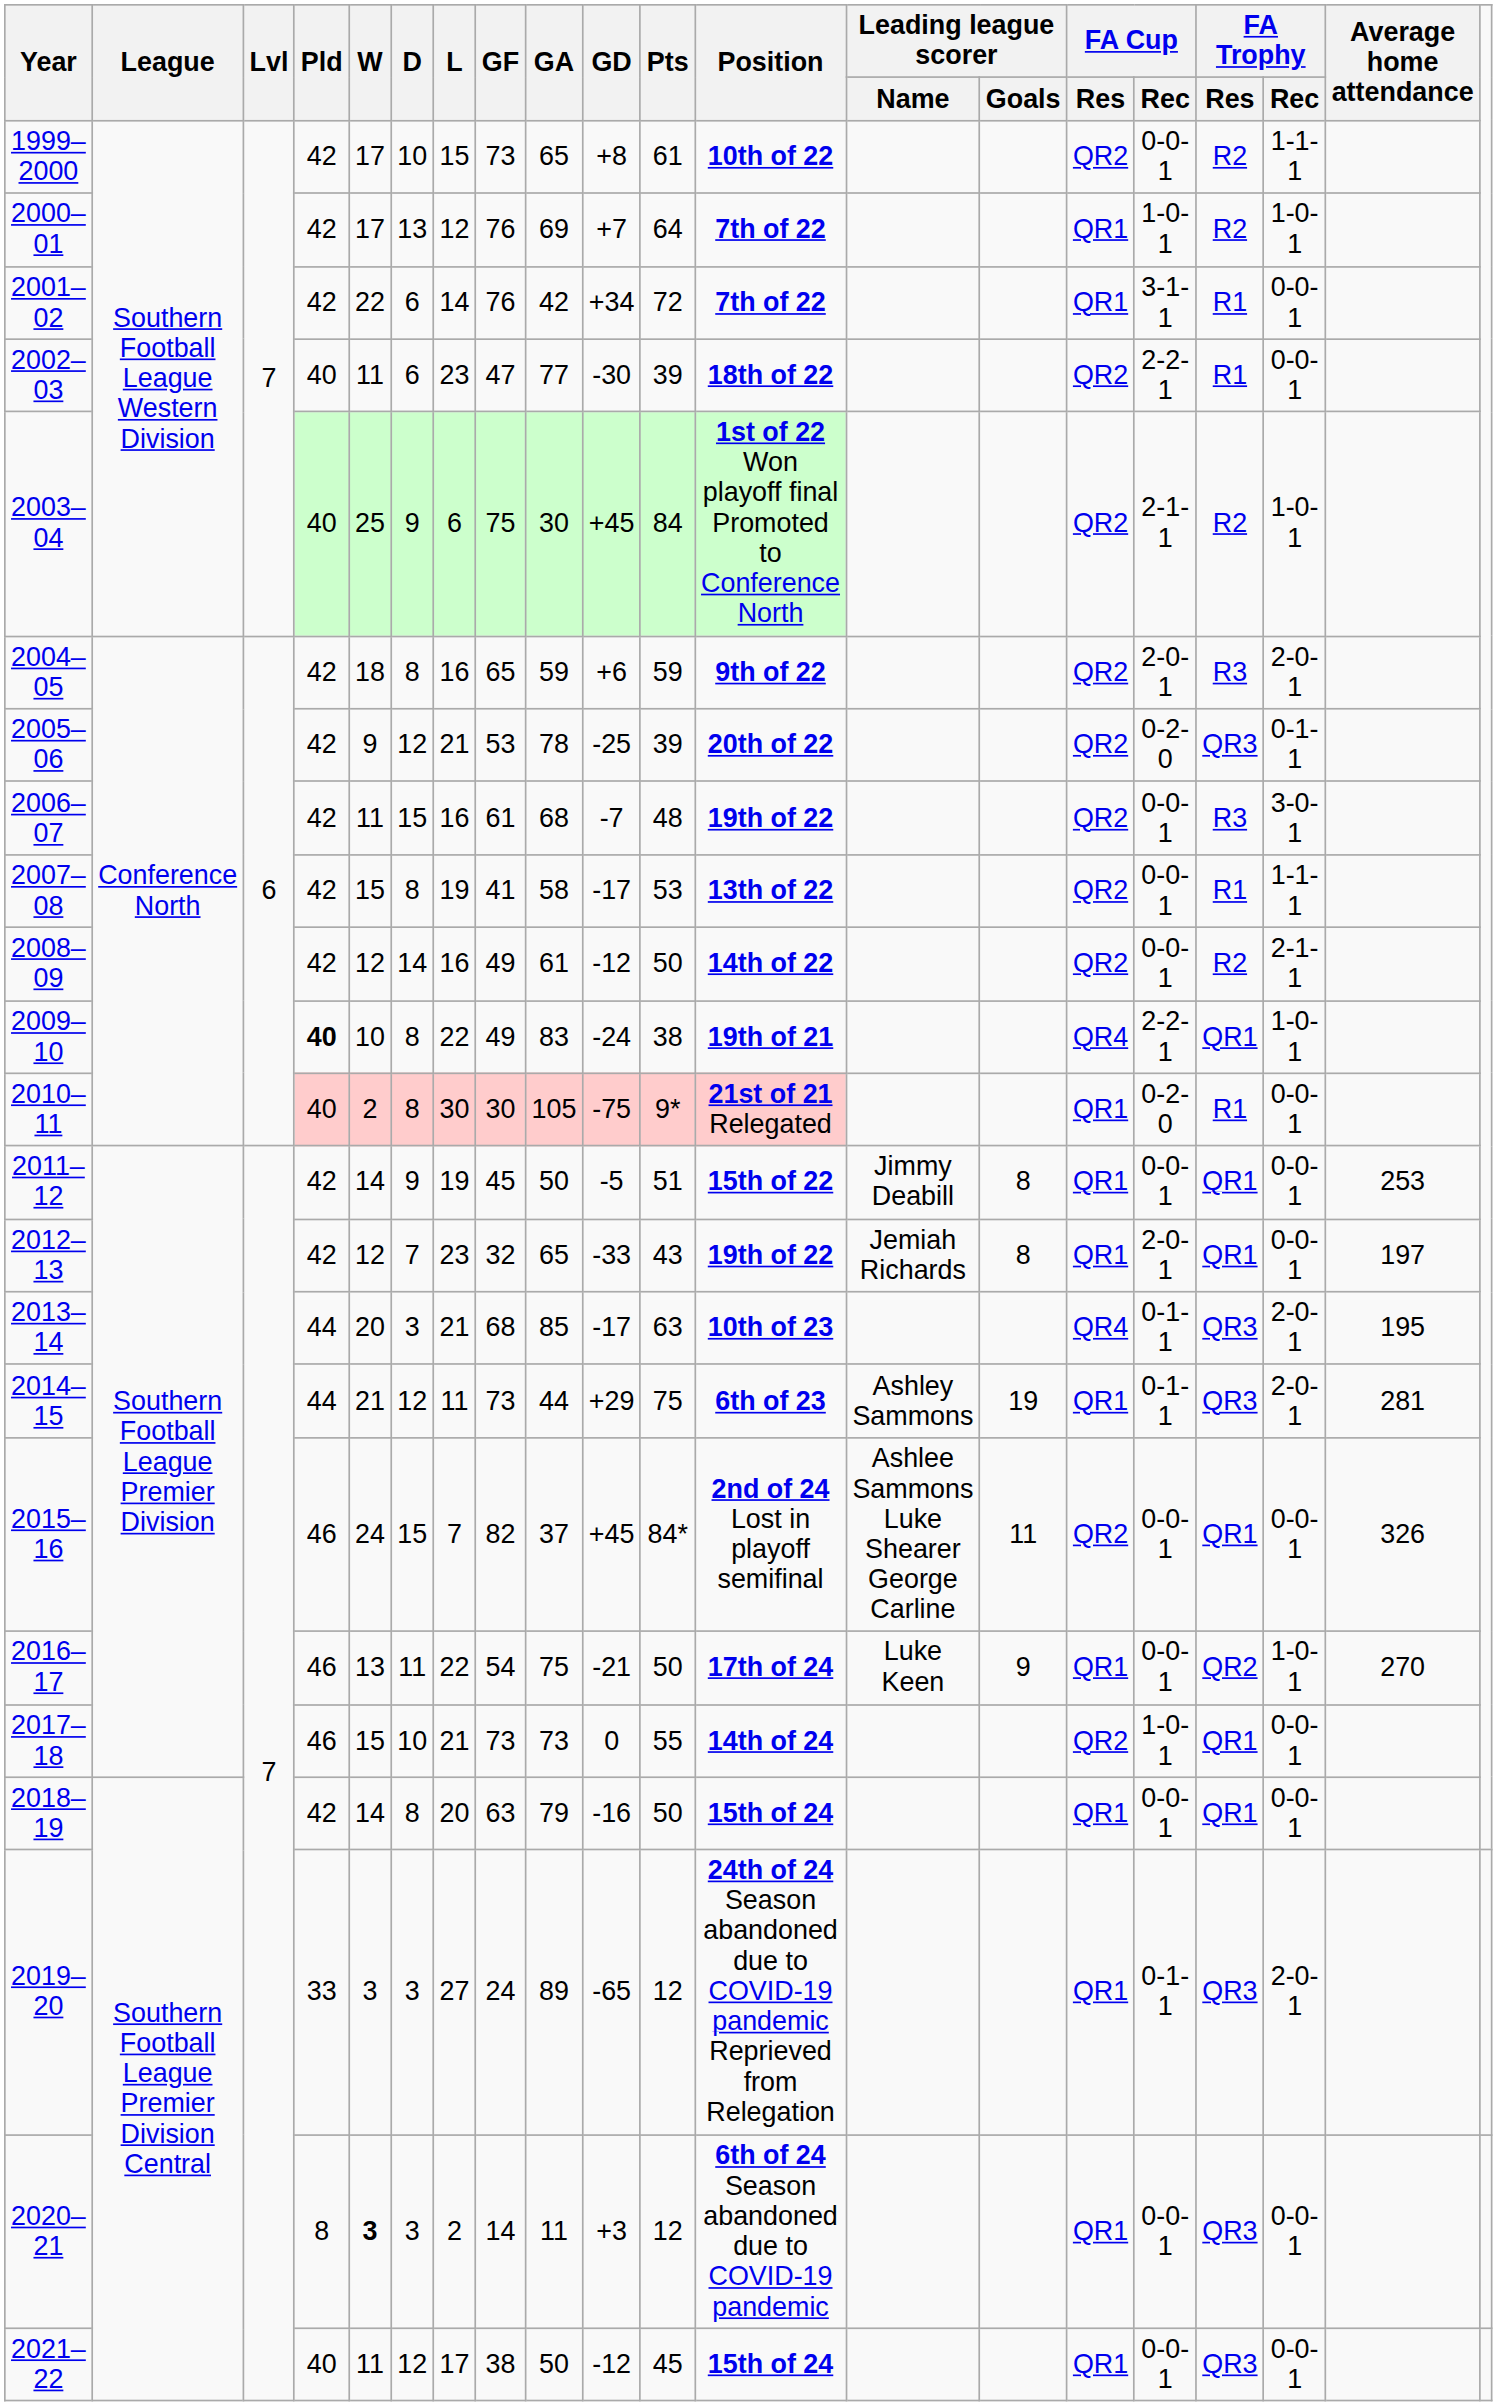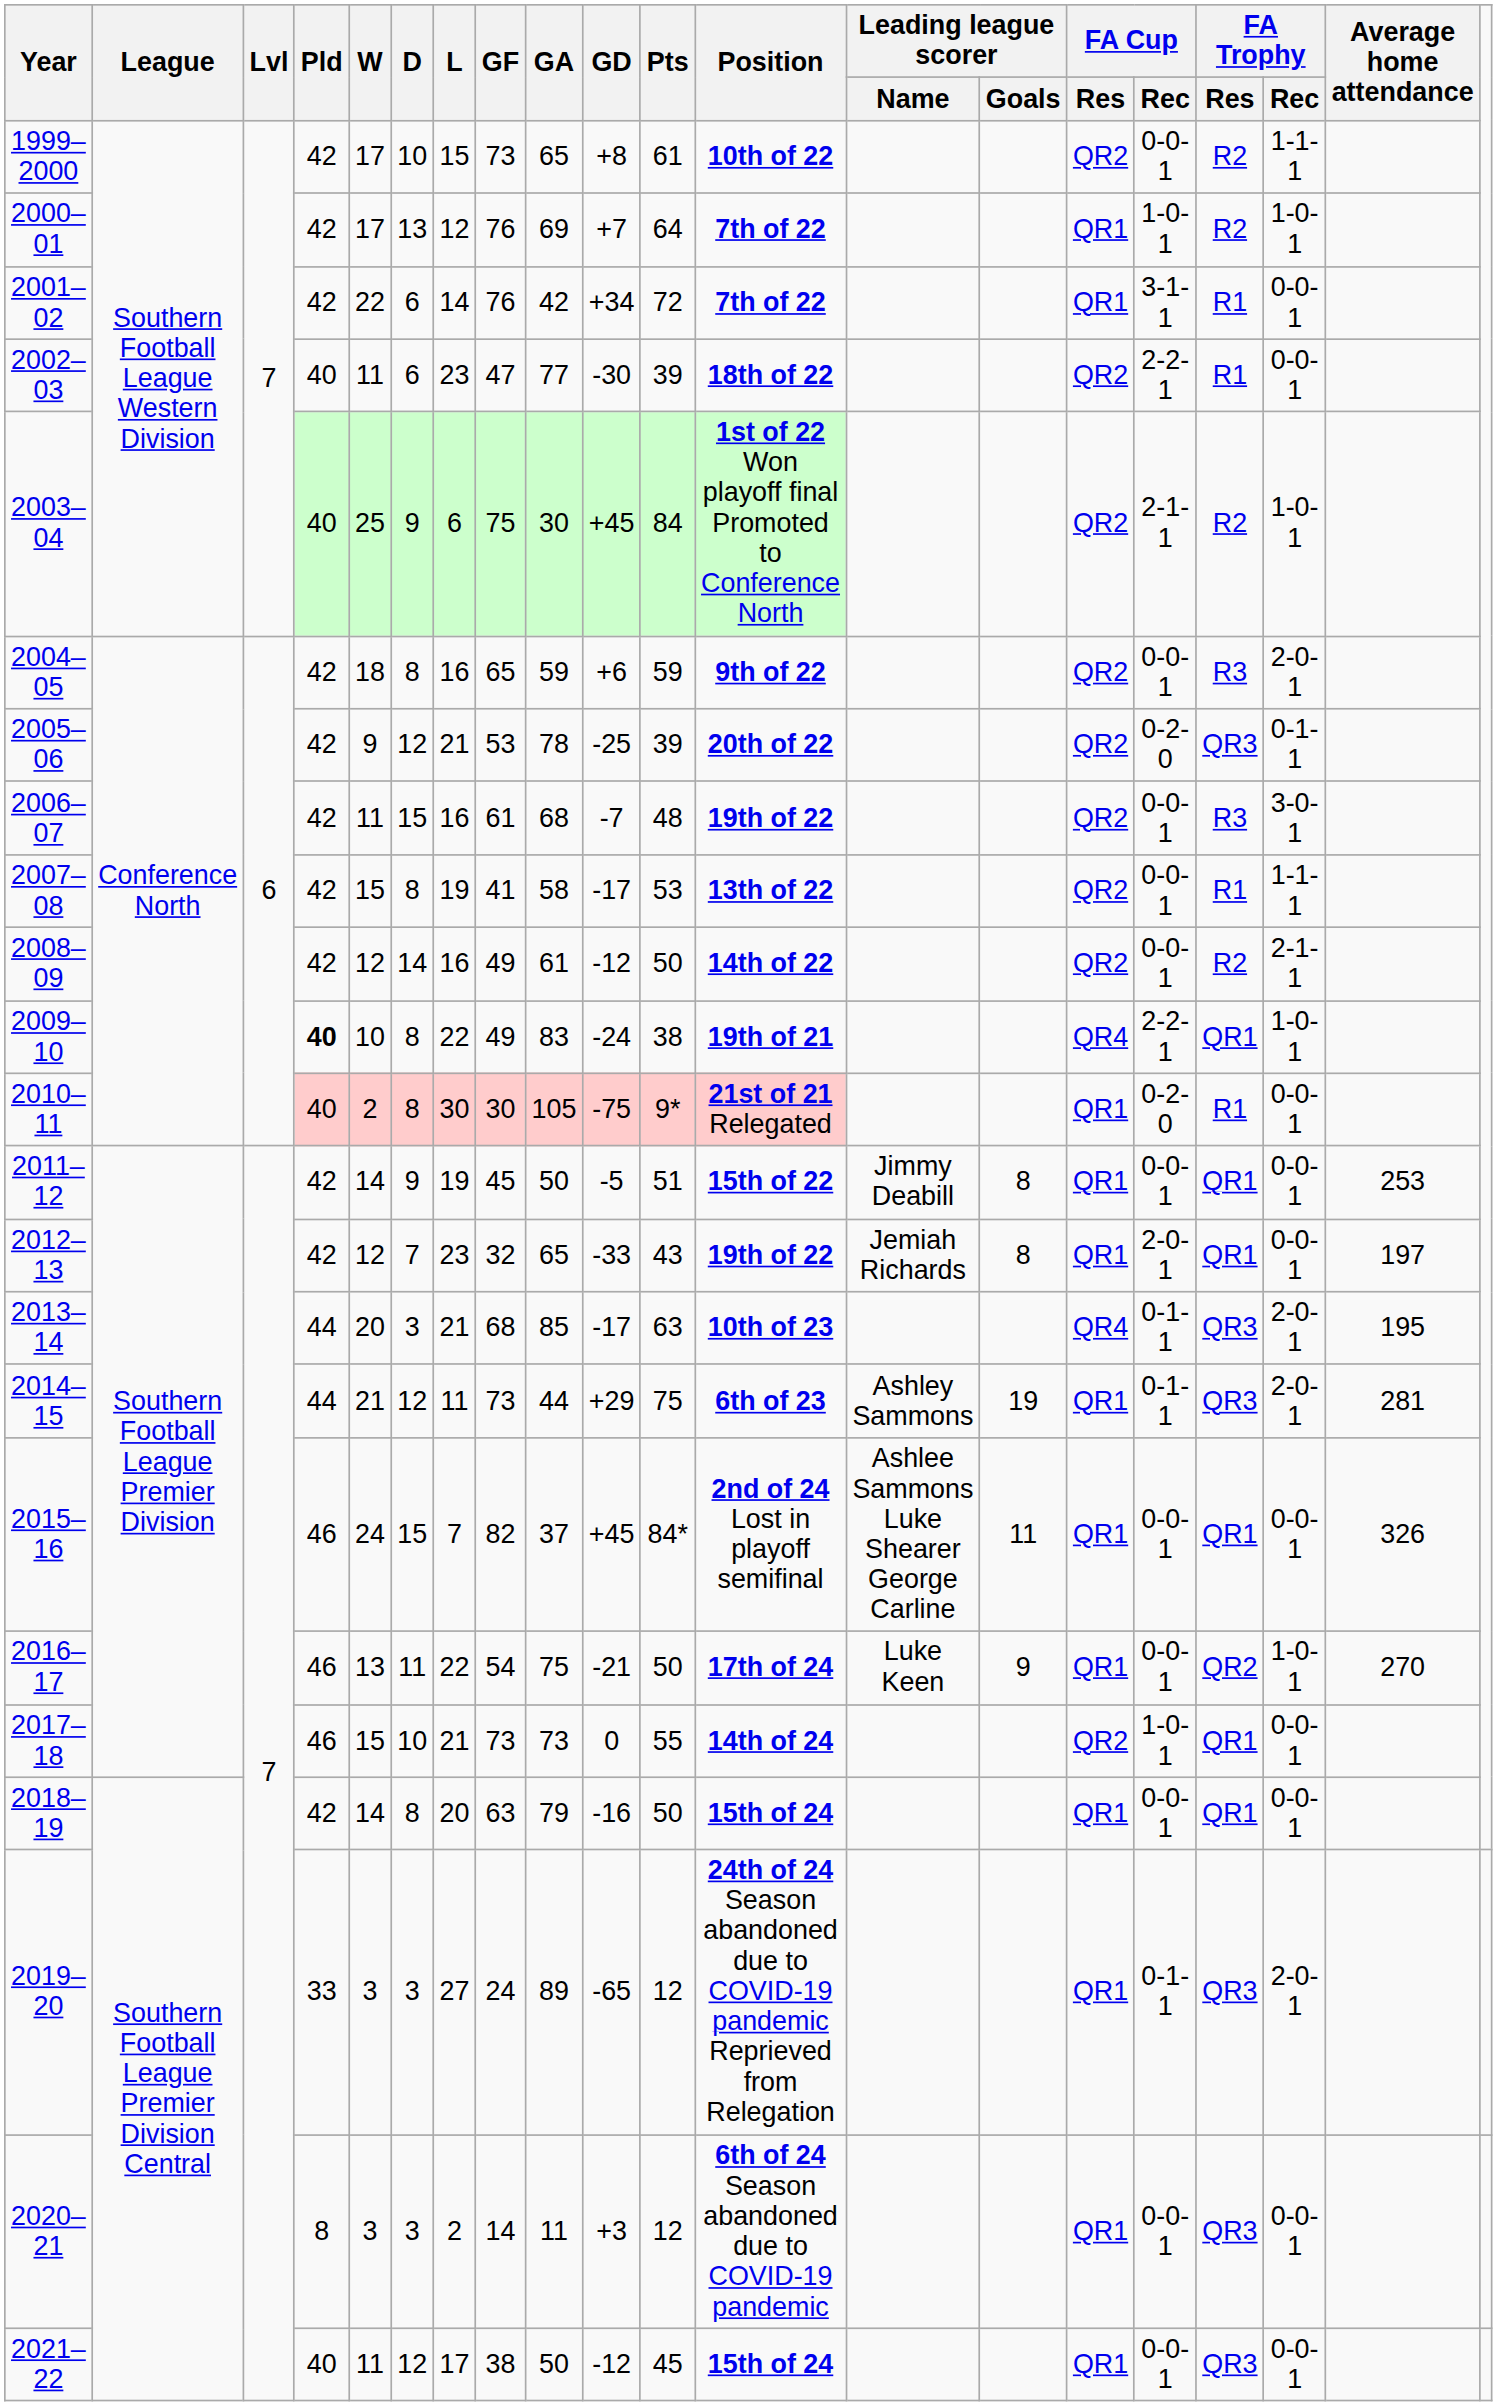(1165, 671) 2-0-1 -> (1165, 671) 0-0-1
(1101, 1534) QR2 -> (1101, 1534) QR1
(370, 2231) bold -> (370, 2231) normal
